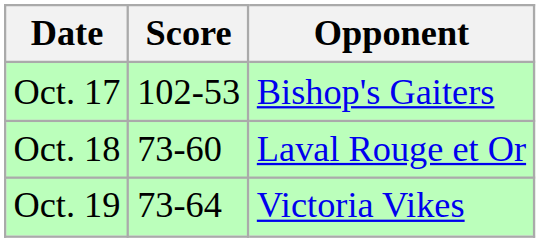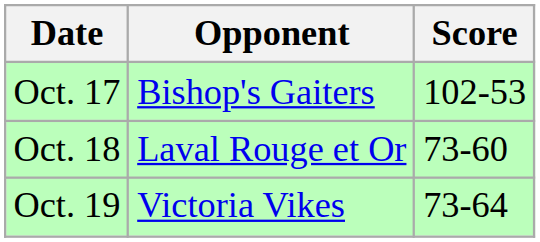columns swapped: (391, 33) <-> (189, 33)
